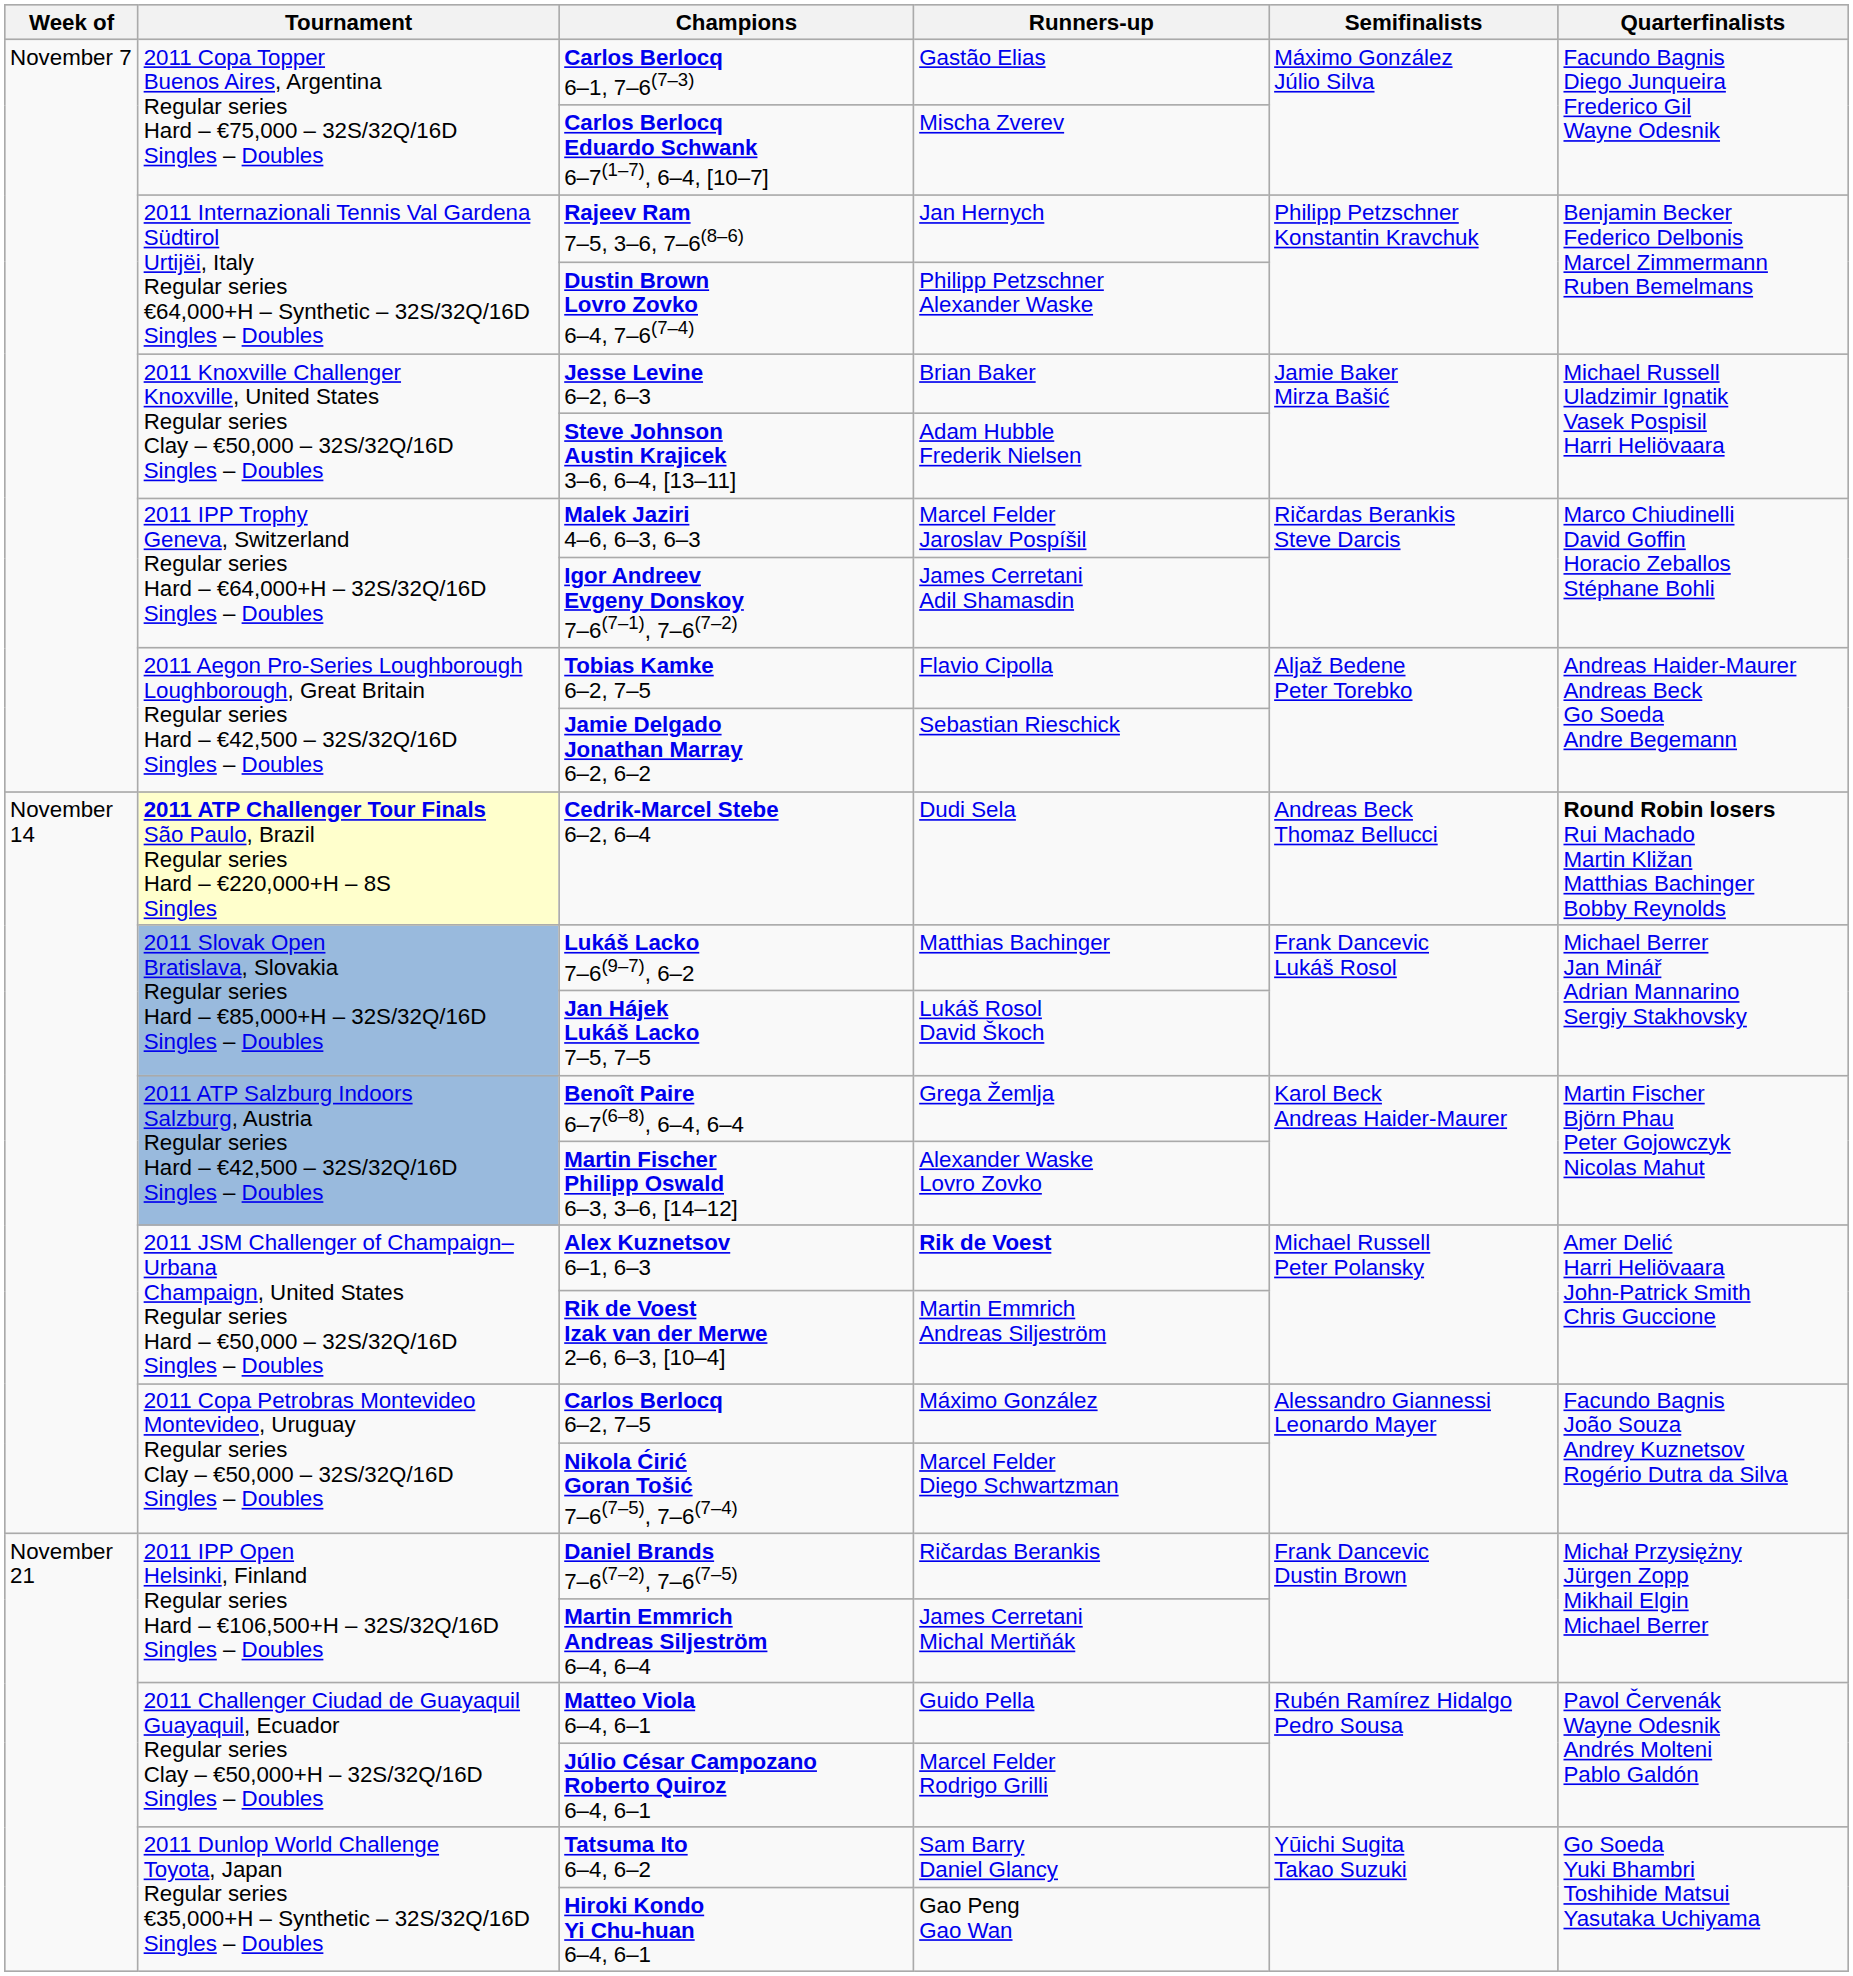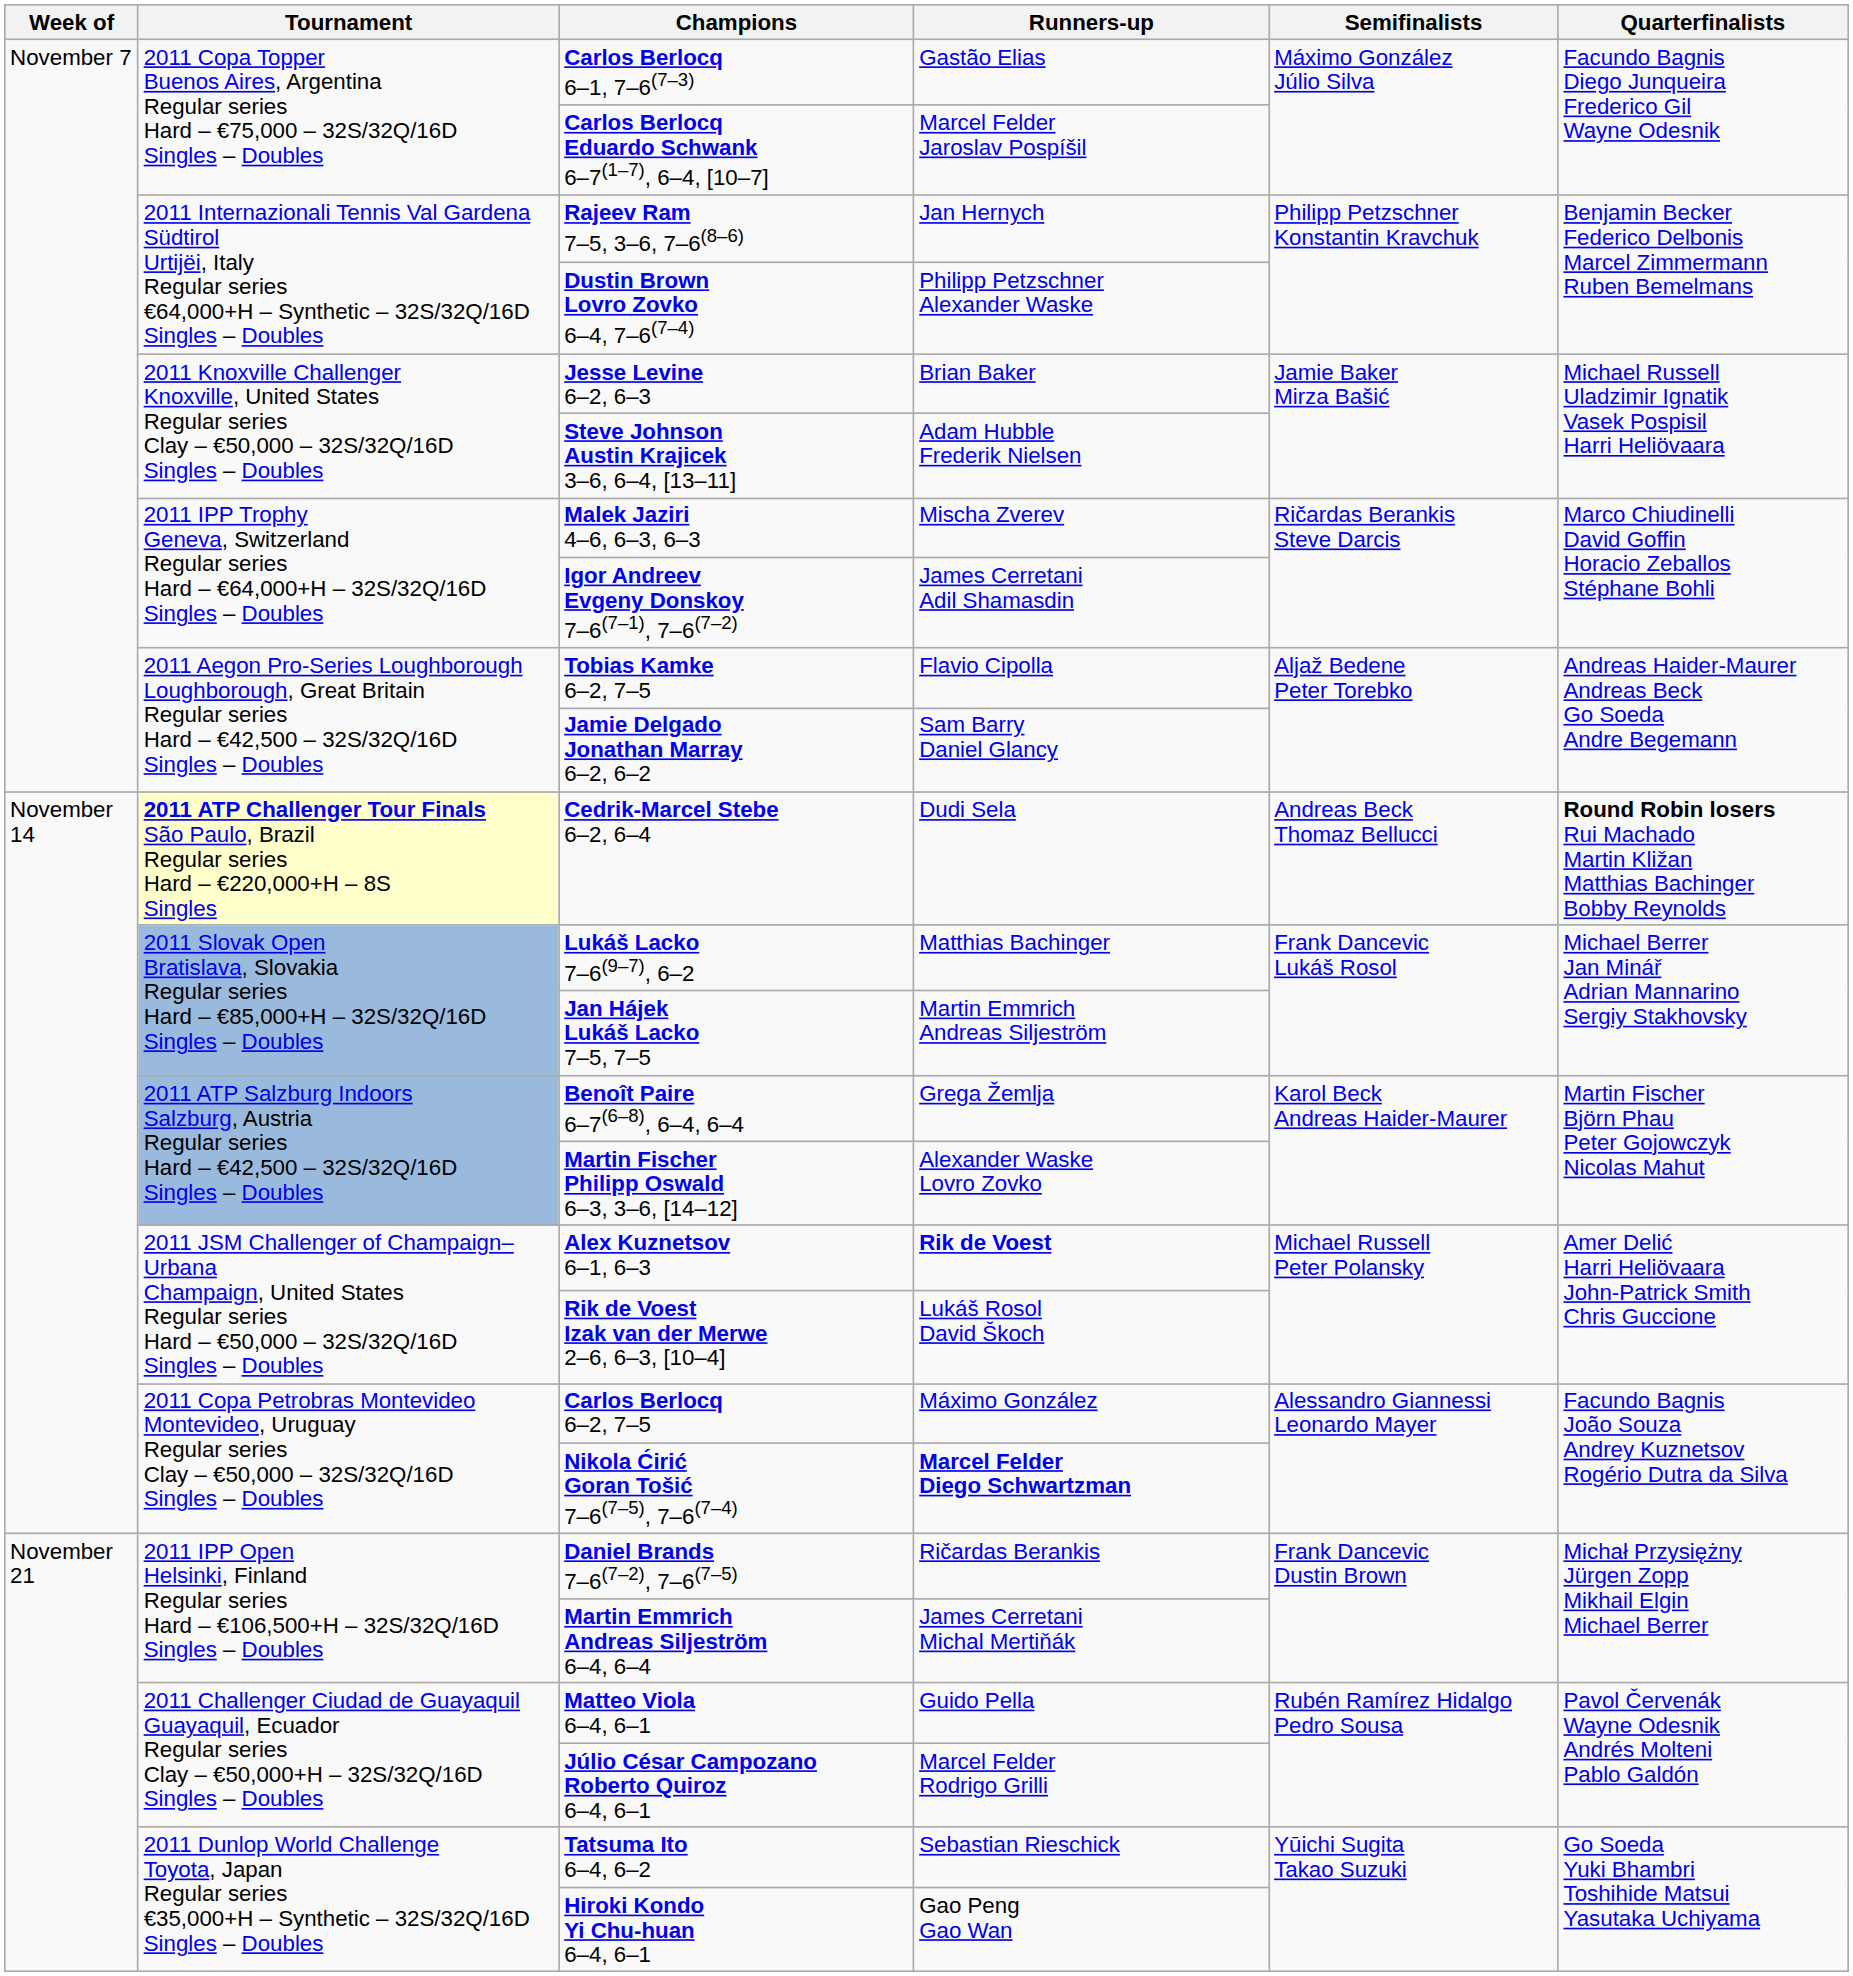(992, 123) Mischa Zverev -> (1003, 135) Marcel Felder Jaroslav Pospíšil
(1003, 527) Marcel Felder Jaroslav Pospíšil -> (992, 515) Mischa Zverev
(1020, 725) Sebastian Rieschick -> (989, 737) Sam Barry Daniel Glancy
(982, 1021) Lukáš Rosol David Škoch -> (1013, 1021) Martin Emmrich Andreas Siljeström
(1013, 1320) Martin Emmrich Andreas Siljeström -> (982, 1320) Lukáš Rosol David Škoch
(1019, 1473) normal -> (1025, 1473) bold
(989, 1857) Sam Barry Daniel Glancy -> (1020, 1845) Sebastian Rieschick
